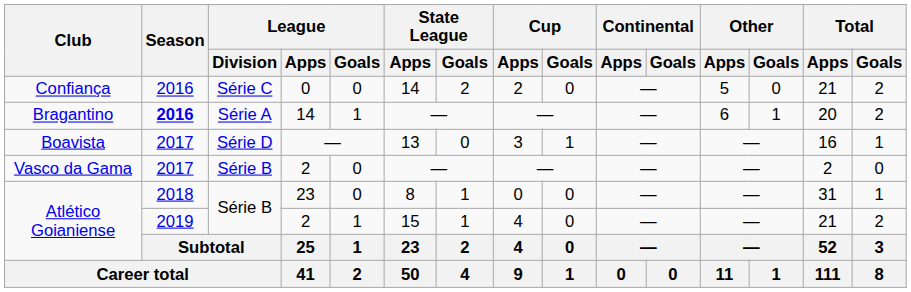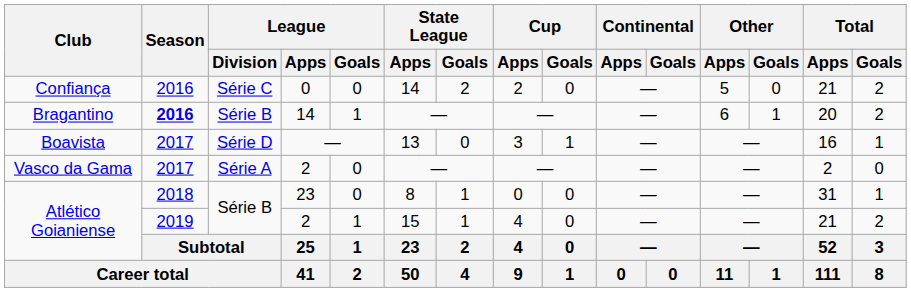(245, 115) Série A -> (245, 115) Série B
(245, 168) Série B -> (245, 168) Série A
